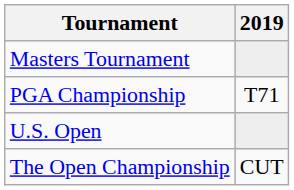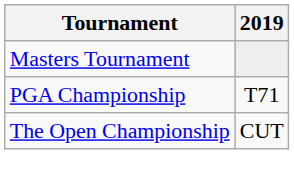- row: (56, 131)
